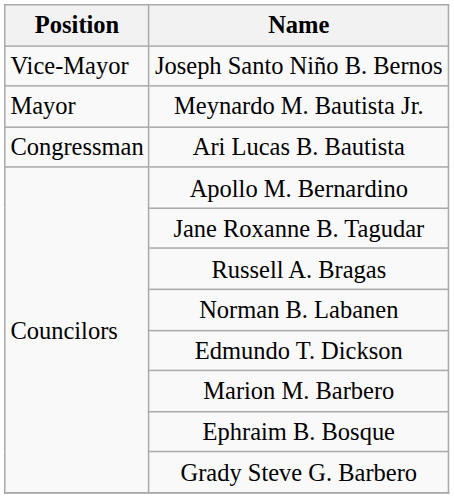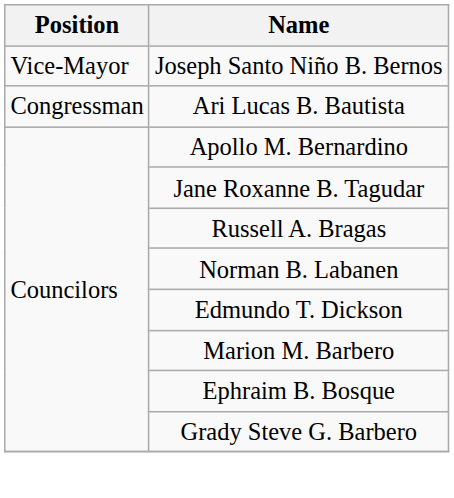- row: (299, 106)
